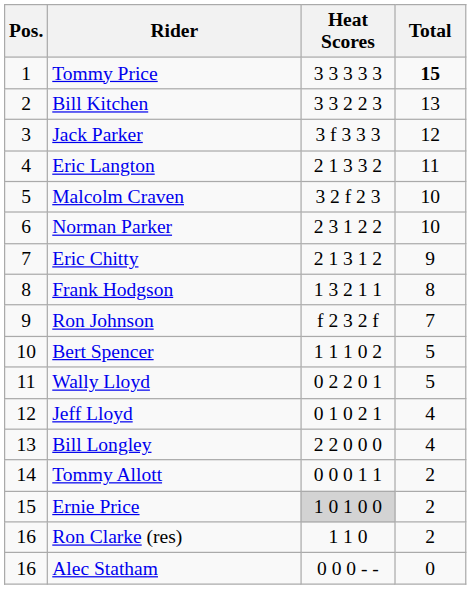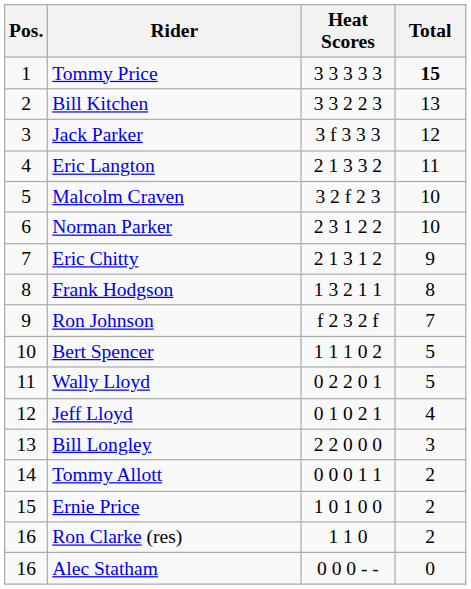(430, 444) 4 -> (430, 444) 3
(348, 506) lightgrey background -> (348, 506) no background
